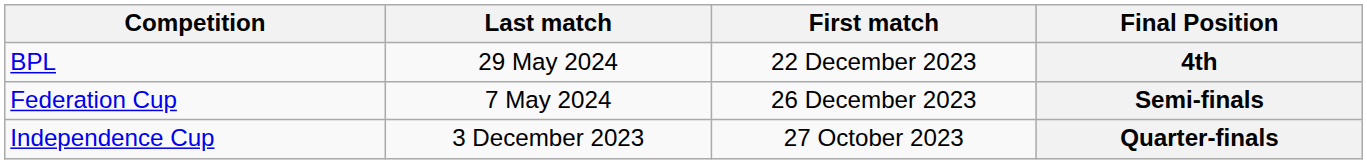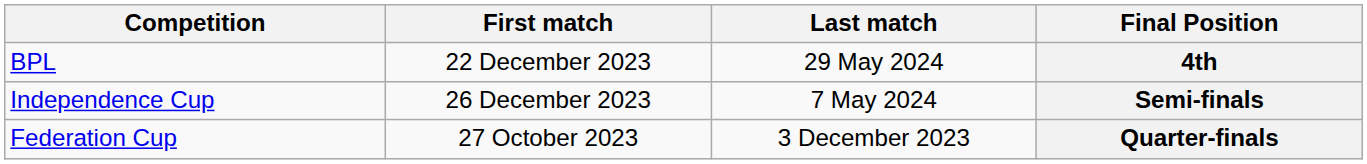columns swapped: (874, 23) <-> (548, 23)
(94, 100) Federation Cup -> (112, 100) Independence Cup
(112, 138) Independence Cup -> (94, 138) Federation Cup
